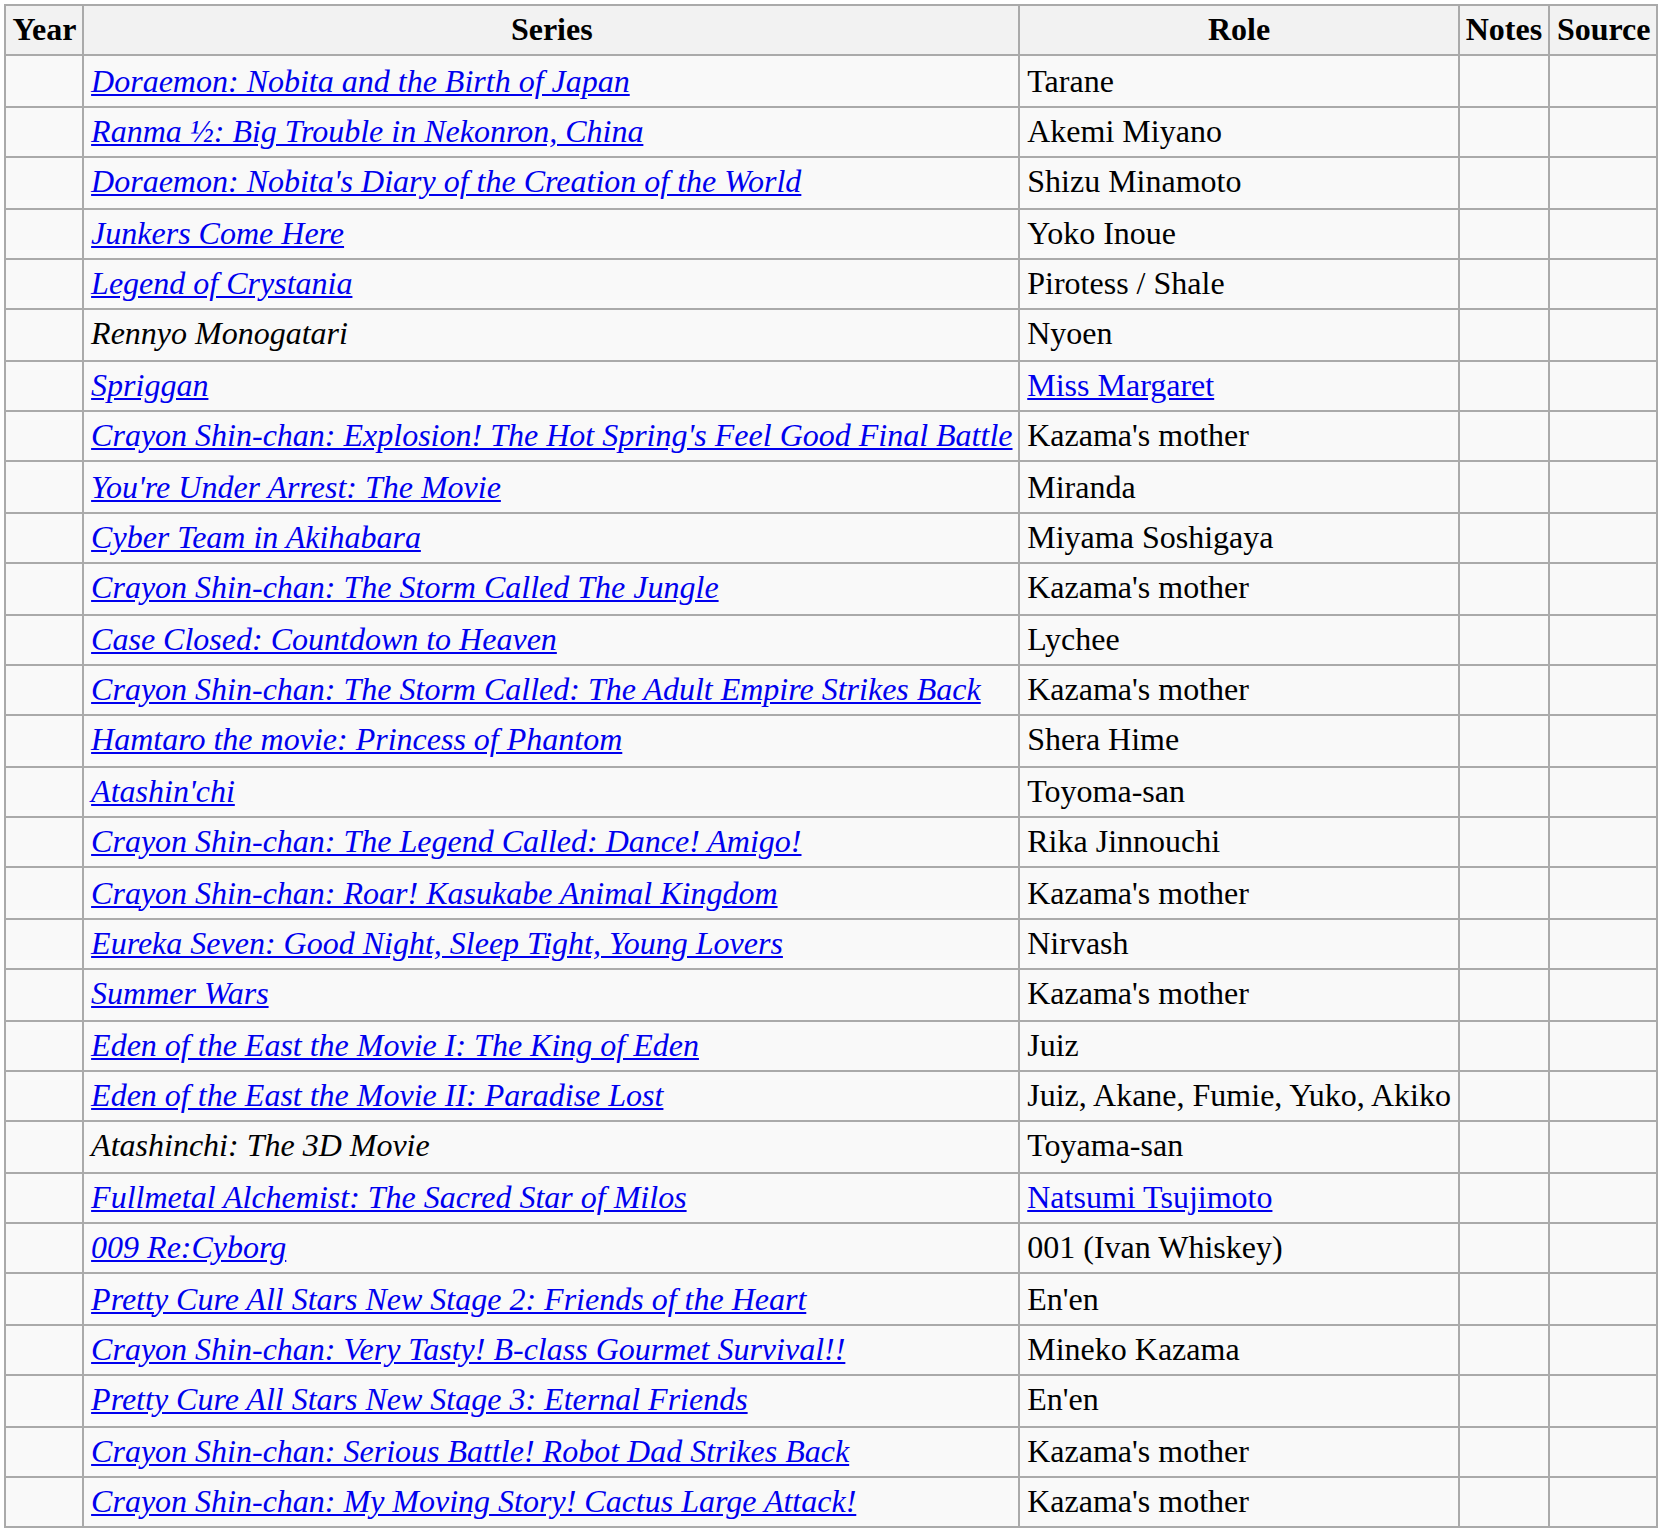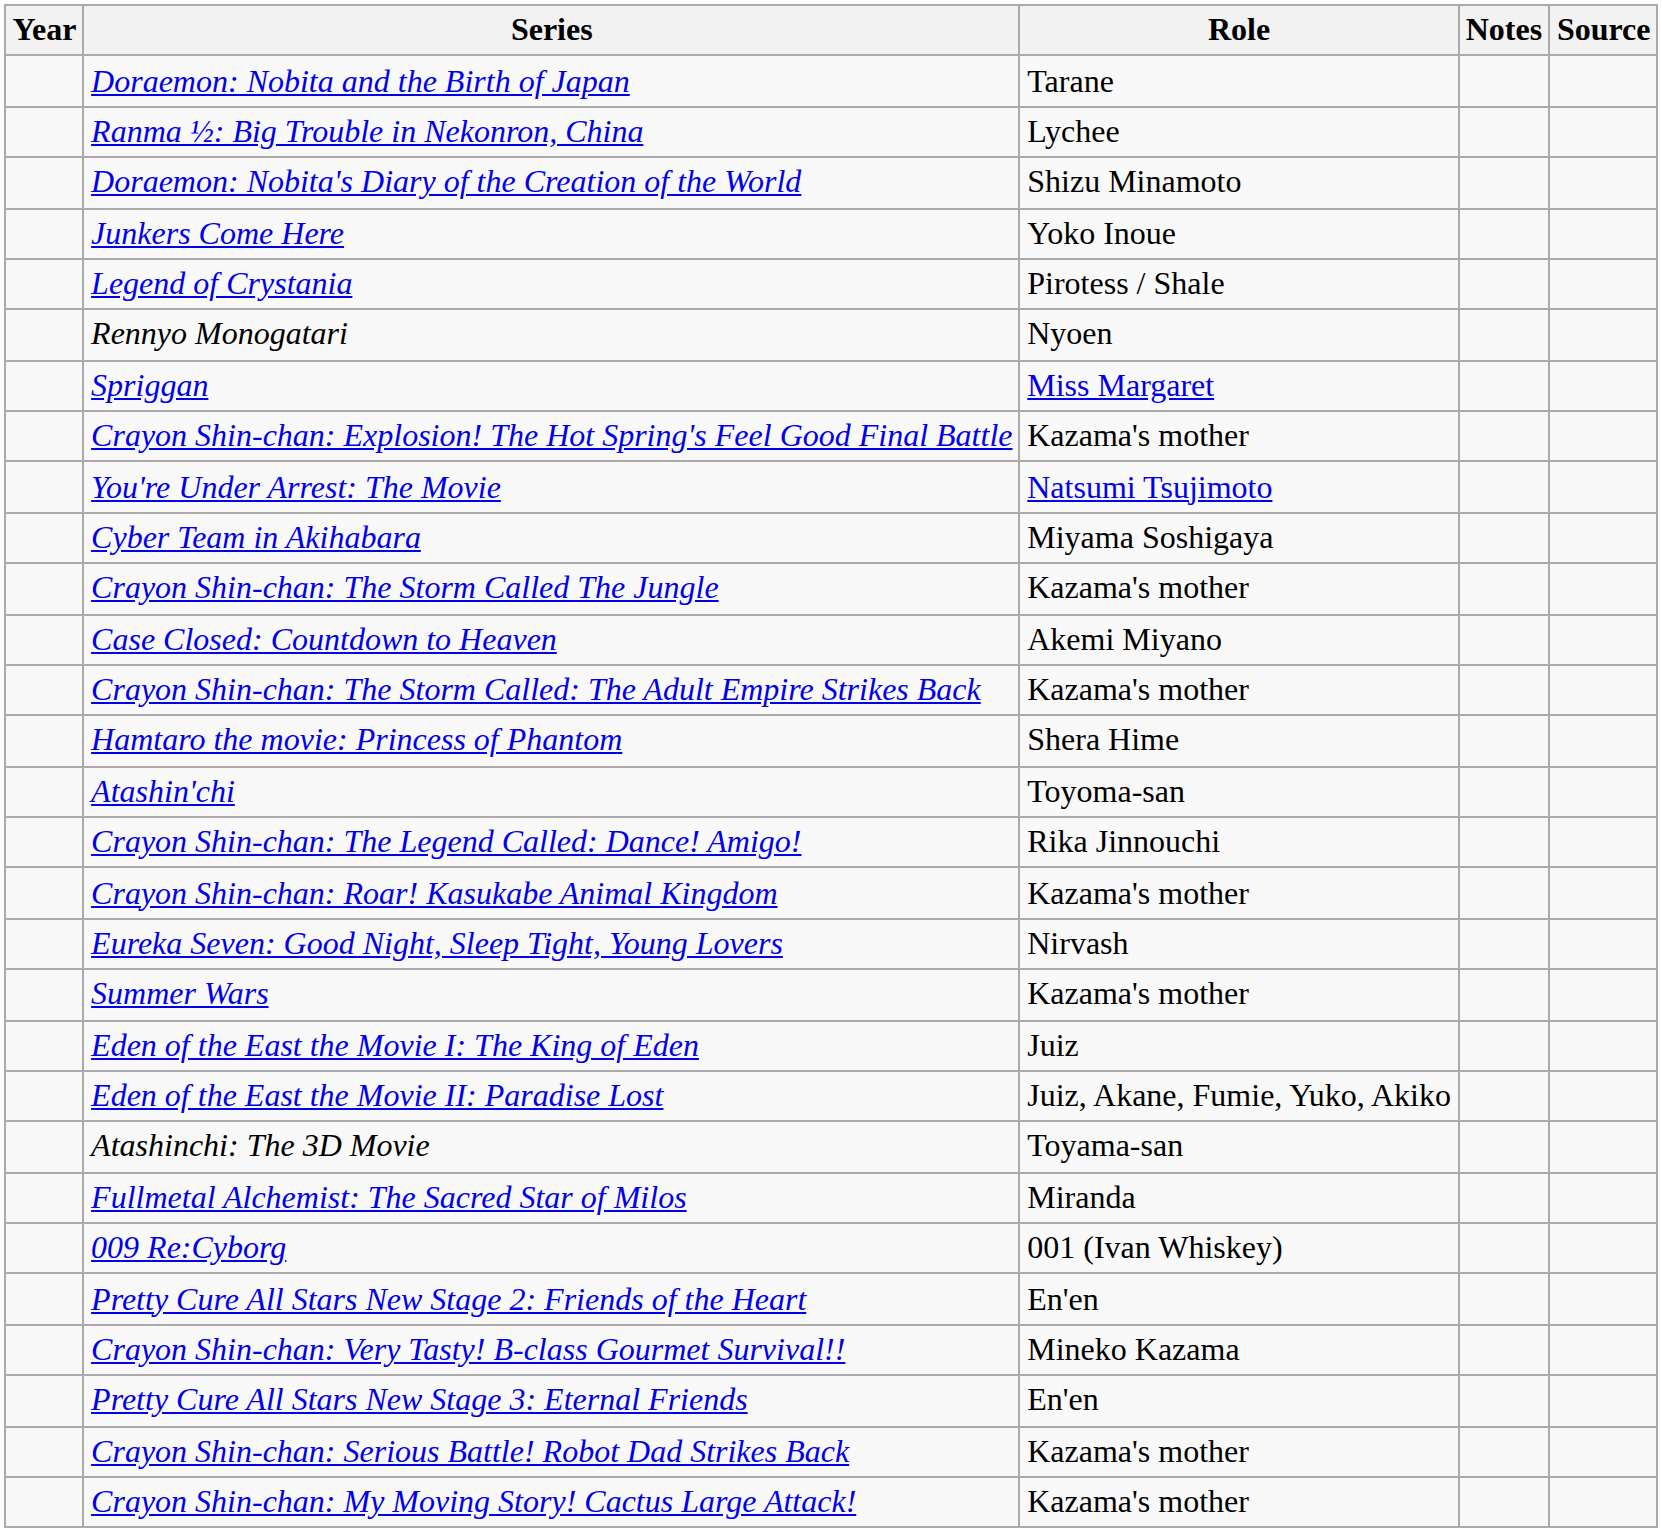(1125, 131) Akemi Miyano -> (1073, 131) Lychee
(1081, 486) Miranda -> (1150, 486) Natsumi Tsujimoto
(1073, 638) Lychee -> (1125, 638) Akemi Miyano
(1150, 1197) Natsumi Tsujimoto -> (1081, 1197) Miranda
